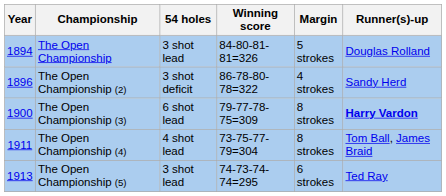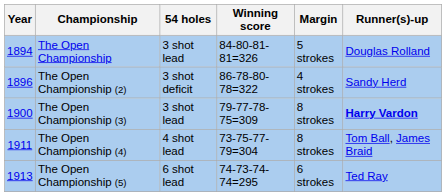(178, 113) 6 shot lead -> (178, 113) 3 shot lead
(178, 176) 3 shot lead -> (178, 176) 6 shot lead
